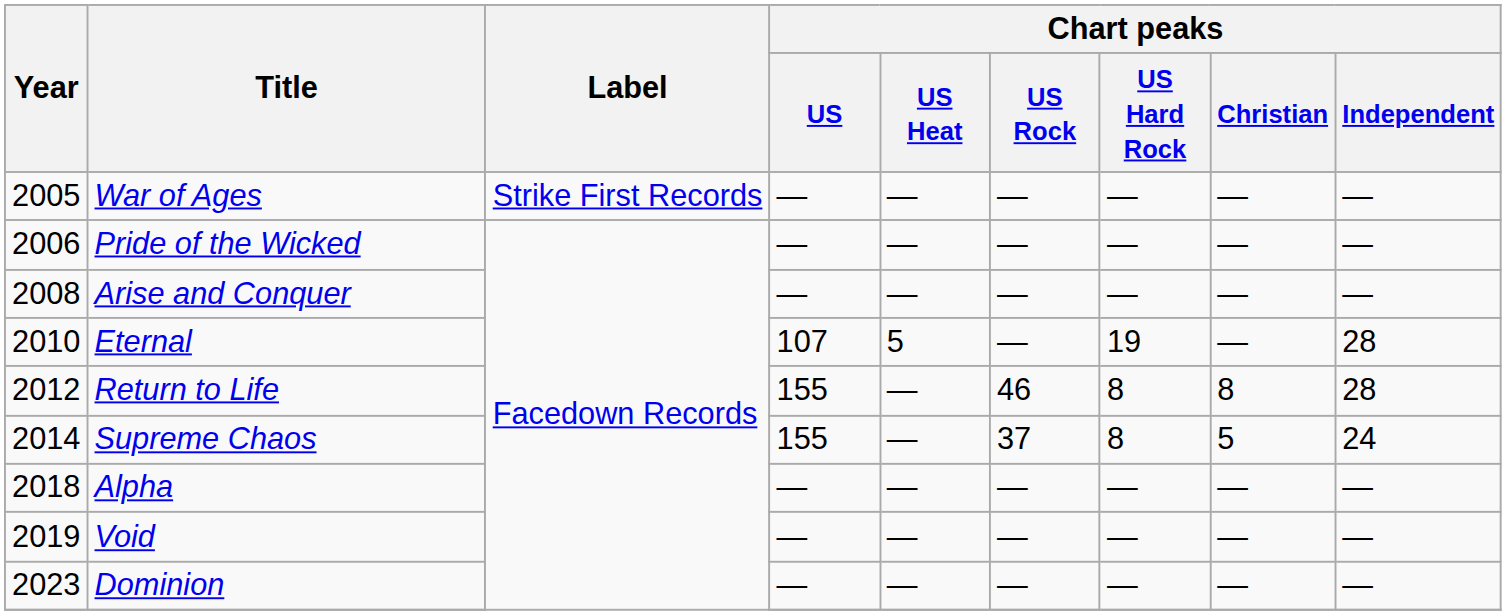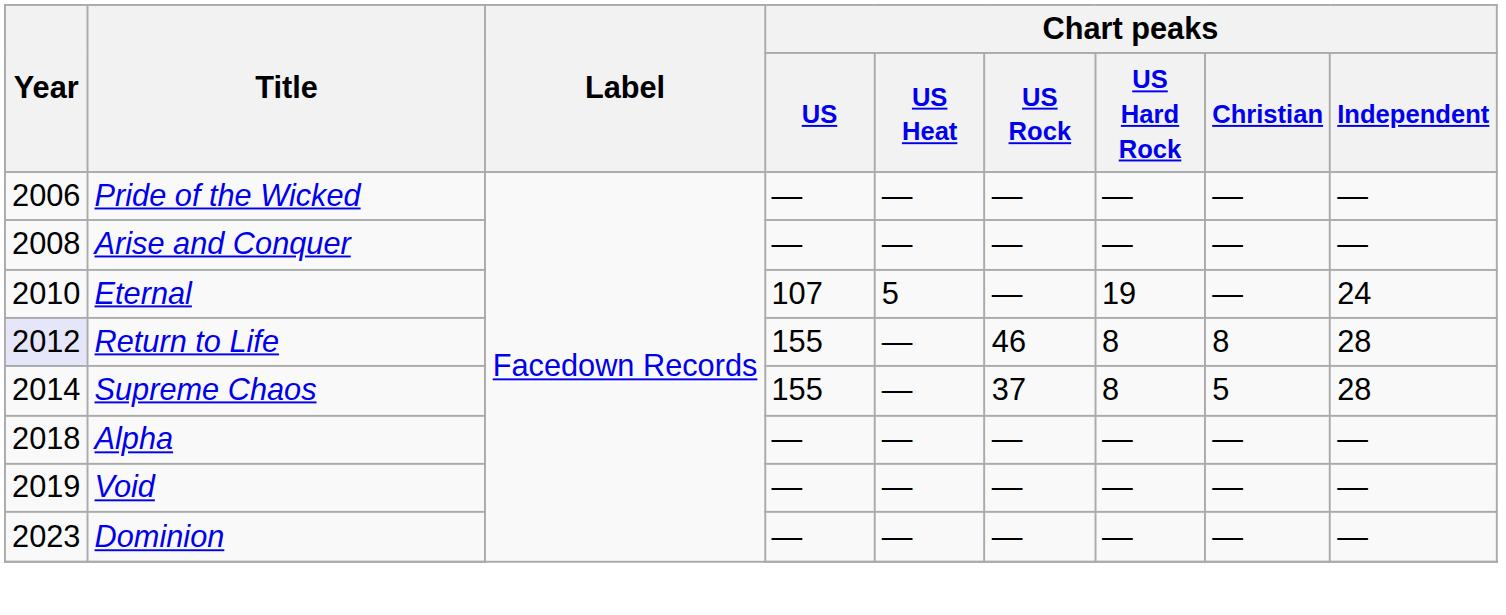- row: (178, 195)
(1359, 341) 28 -> (1354, 292) 24
(46, 390) no background -> (46, 341) lavender background
(1359, 439) 24 -> (1354, 390) 28
